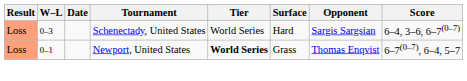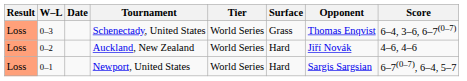(283, 30) Hard -> (281, 30) Grass
(344, 30) Sargis Sargsian -> (342, 30) Thomas Enqvist
+ row: (143, 48)
(239, 49) bold -> (237, 66) normal
(284, 49) Grass -> (279, 66) Hard
(345, 49) Thomas Enqvist -> (340, 66) Sargis Sargsian
